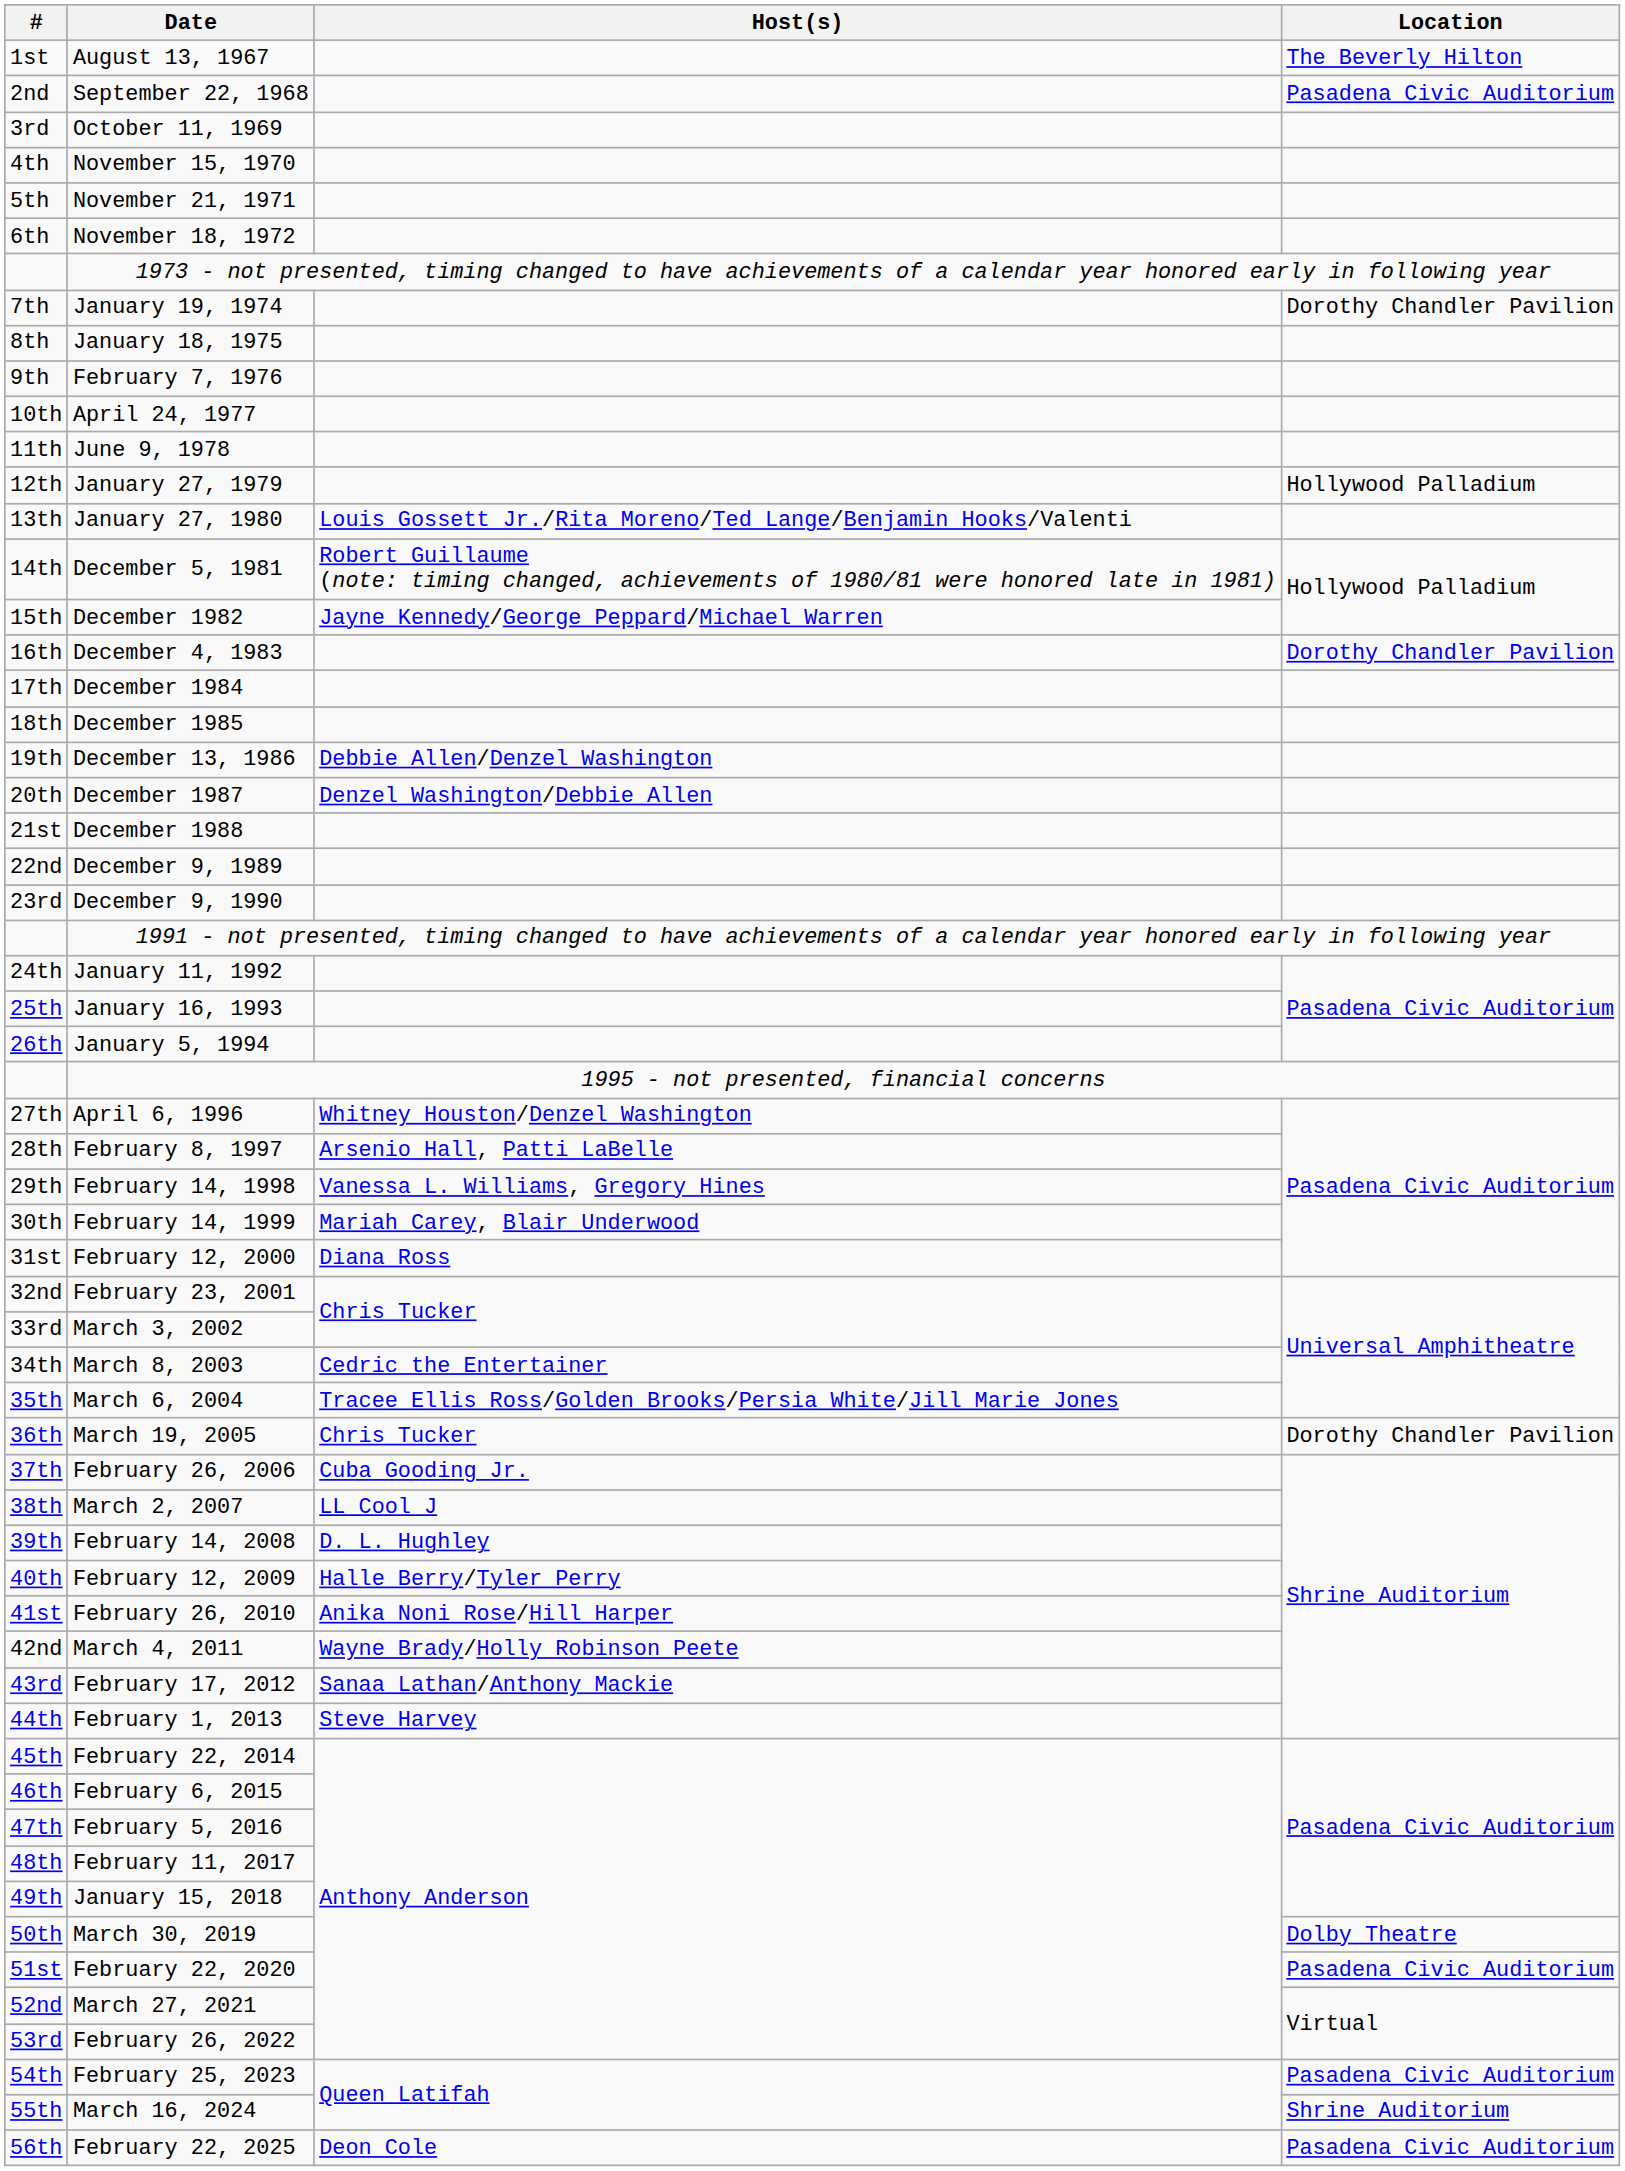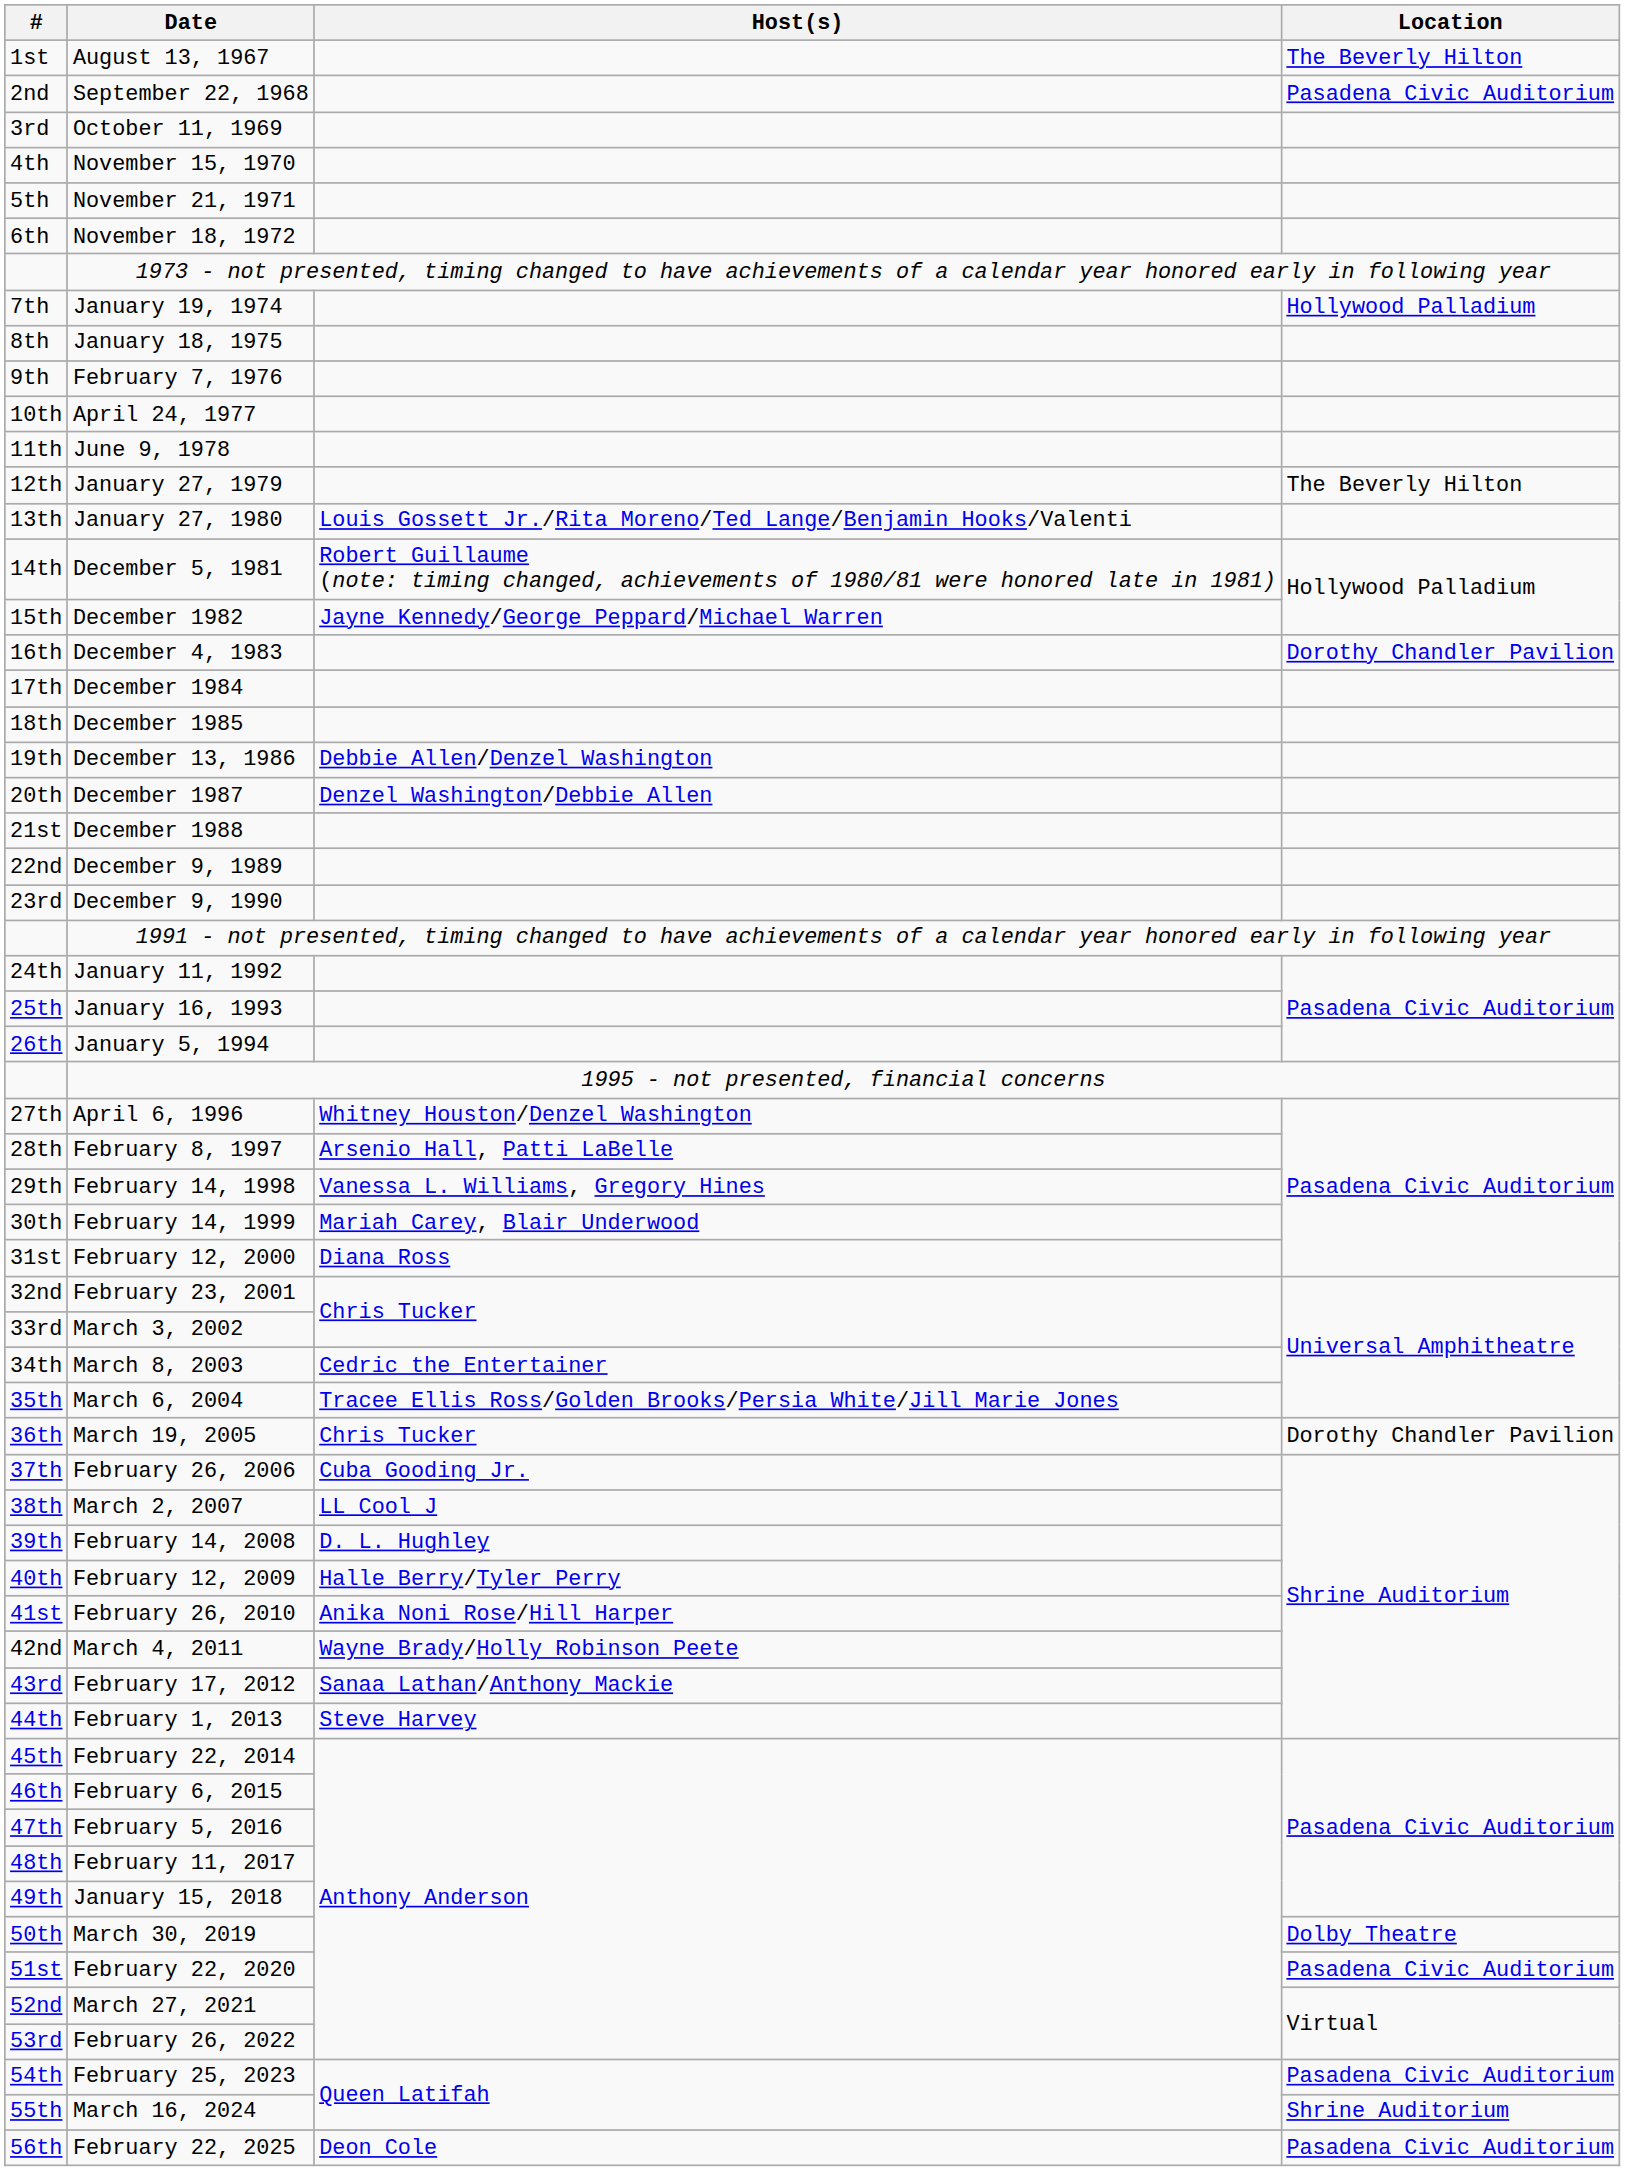(1450, 307) Dorothy Chandler Pavilion -> (1411, 307) Hollywood Palladium
(1411, 485) Hollywood Palladium -> (1404, 485) The Beverly Hilton
